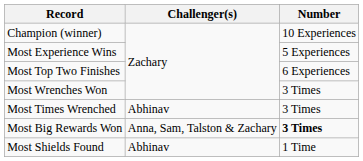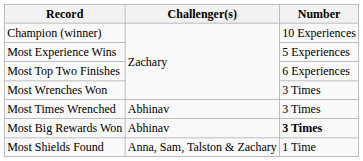(202, 128) Anna, Sam, Talston & Zachary -> (148, 128) Abhinav
(148, 147) Abhinav -> (202, 147) Anna, Sam, Talston & Zachary
